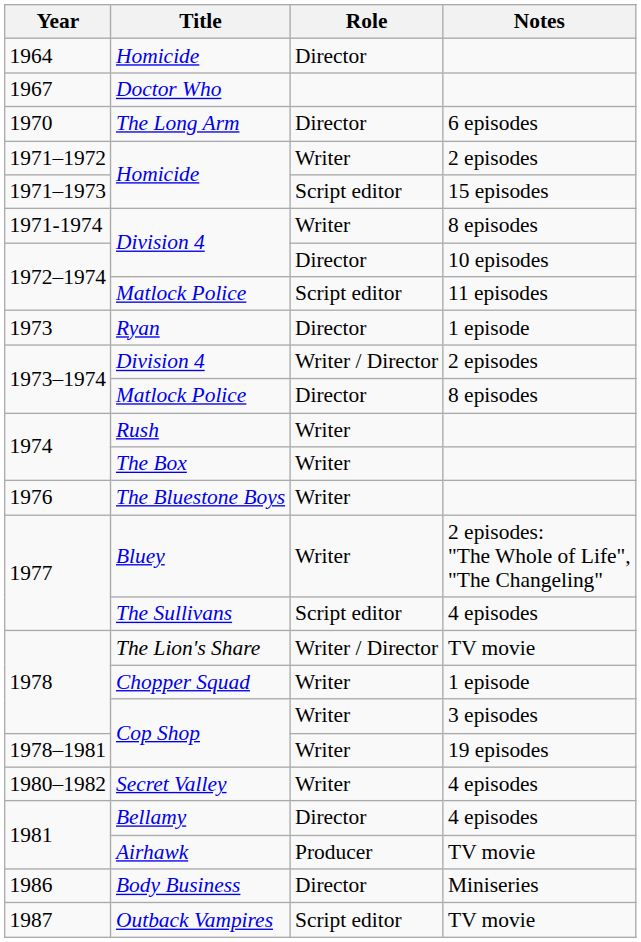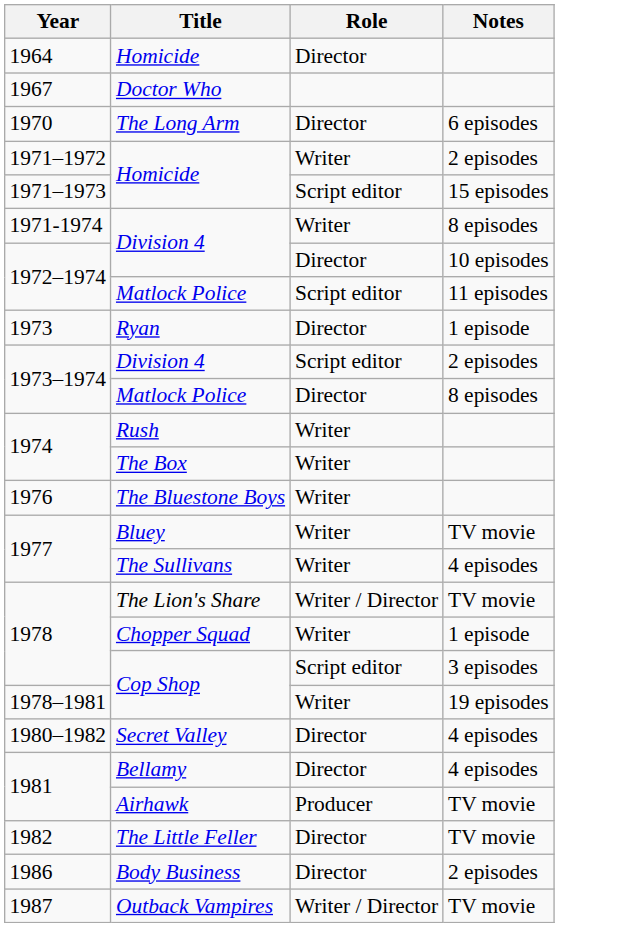(367, 361) Writer / Director -> (348, 361) Script editor
(539, 555) 2 episodes: "The Whole of Life", "The Changeling" -> (492, 531) TV movie
(348, 613) Script editor -> (323, 565) Writer
(323, 715) Writer -> (348, 667) Script editor
(323, 783) Writer -> (331, 735) Director
+ row: (31, 837)
(493, 885) Miniseries -> (493, 871) 2 episodes
(348, 919) Script editor -> (367, 905) Writer / Director
